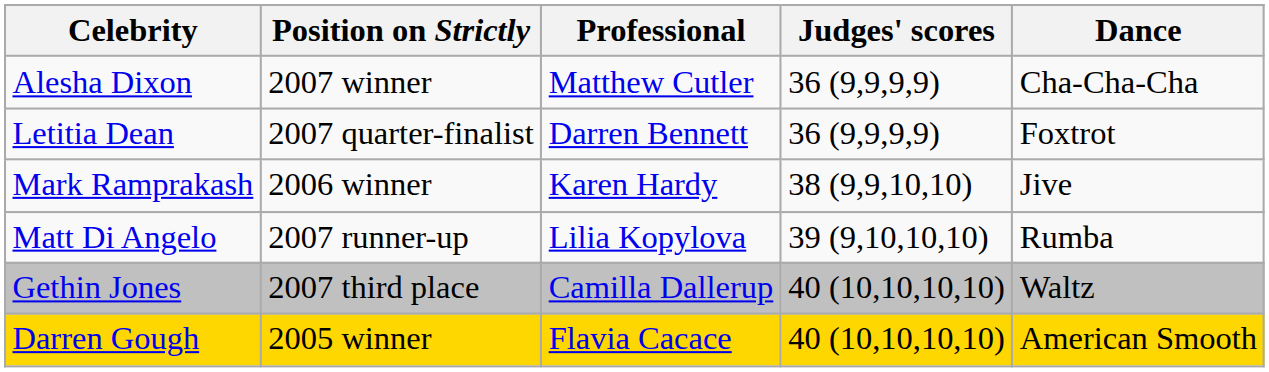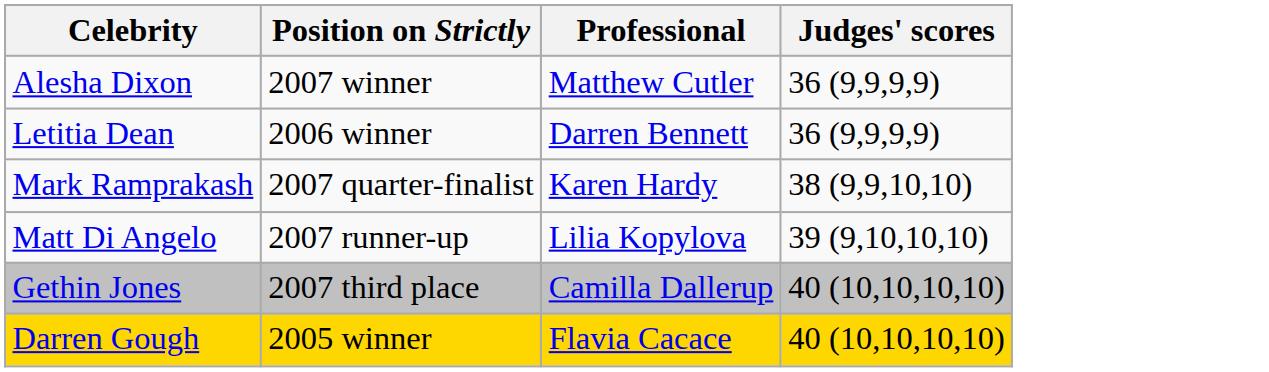- column: (1138, 30)
(401, 133) 2007 quarter-finalist -> (350, 133) 2006 winner
(350, 184) 2006 winner -> (401, 184) 2007 quarter-finalist
